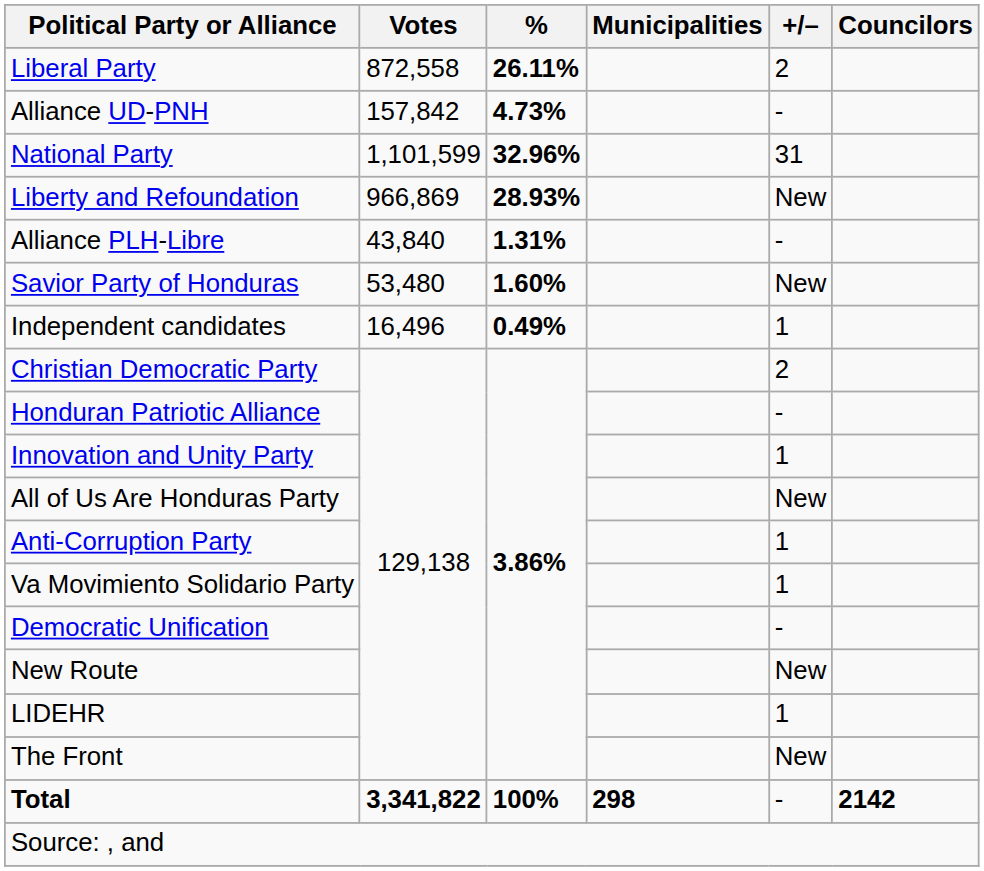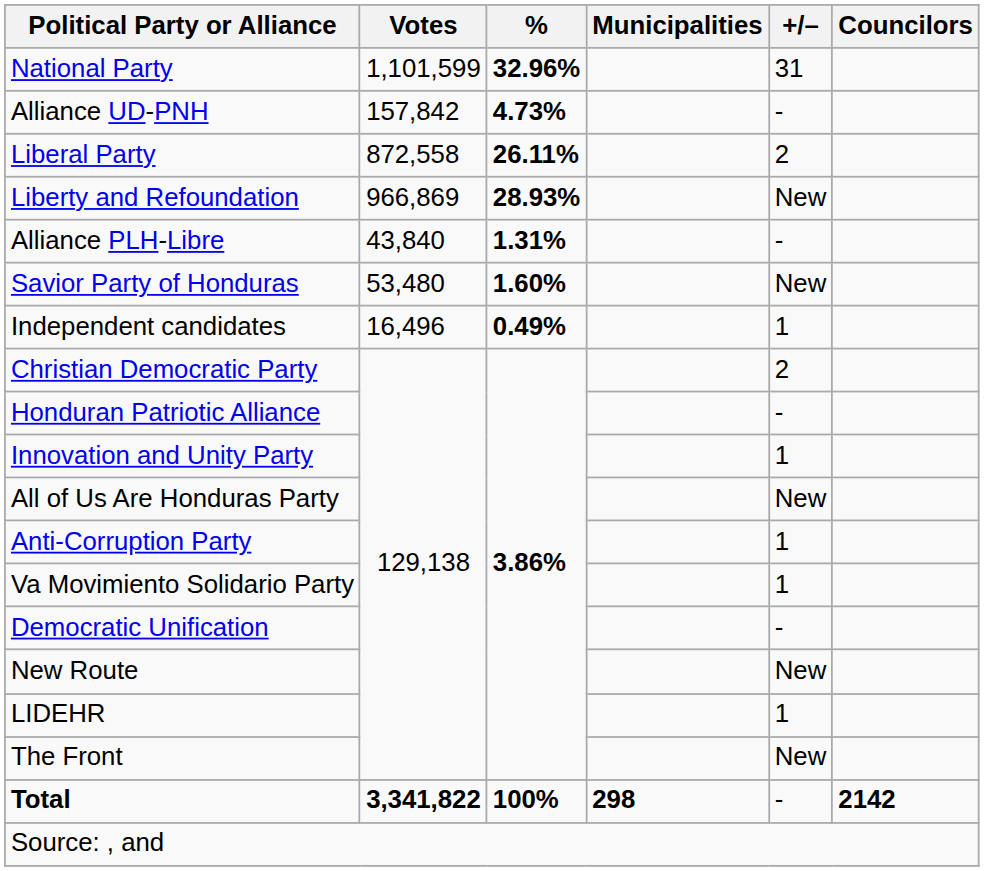rows swapped: (92, 155) <-> (83, 69)
